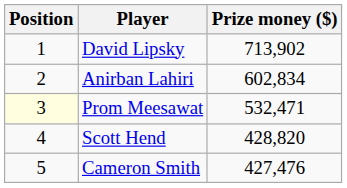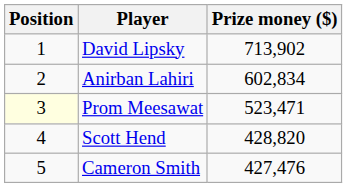(275, 108) 532,471 -> (275, 108) 523,471
